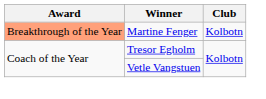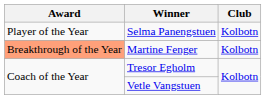+ row: (171, 31)
